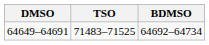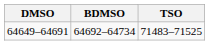columns swapped: (104, 13) <-> (171, 13)
